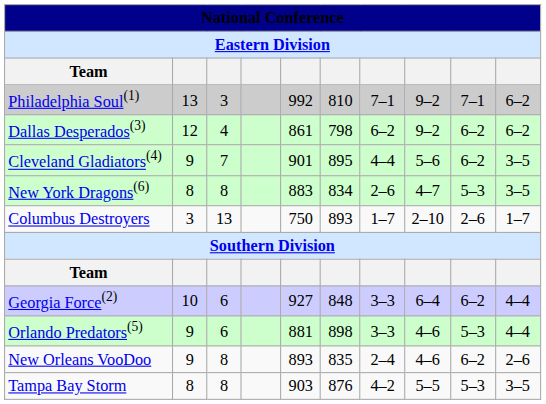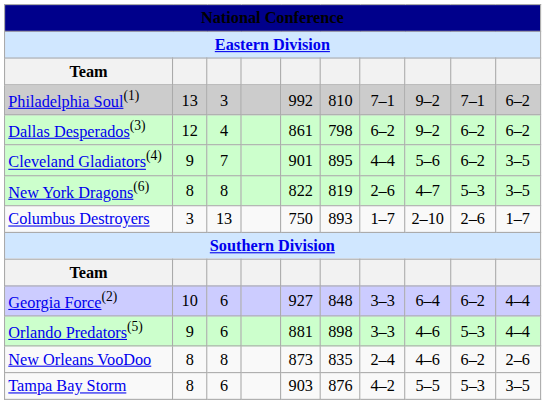(301, 190) 883 -> (301, 190) 822
(340, 190) 834 -> (340, 190) 819
(190, 359) 9 -> (190, 359) 8
(301, 359) 893 -> (301, 359) 873
(224, 386) 8 -> (224, 386) 6
